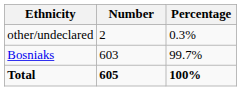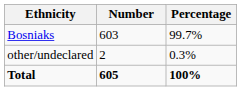rows swapped: (31, 55) <-> (50, 34)
